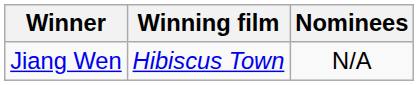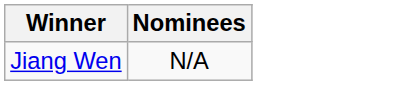- column: (208, 23)
